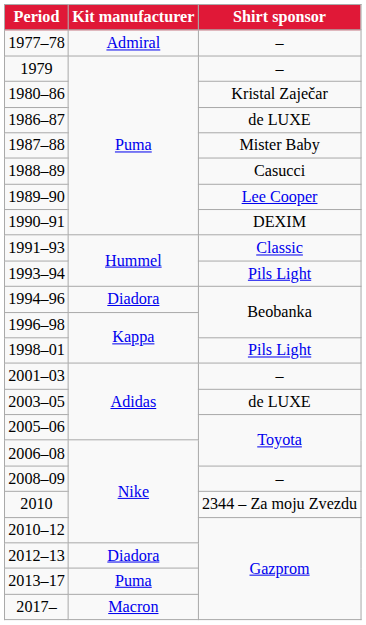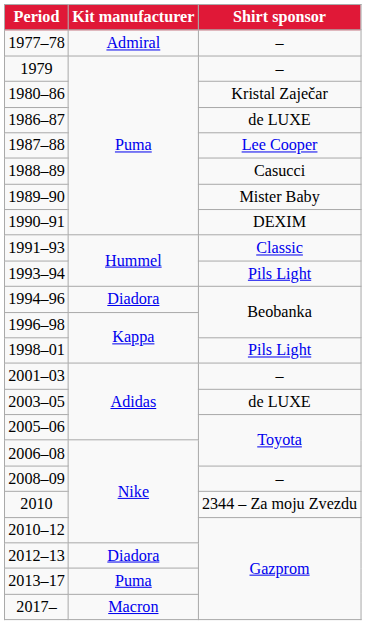(280, 145) Mister Baby -> (280, 145) Lee Cooper
(280, 196) Lee Cooper -> (280, 196) Mister Baby
